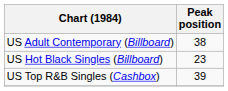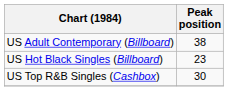(200, 77) 39 -> (200, 77) 30
